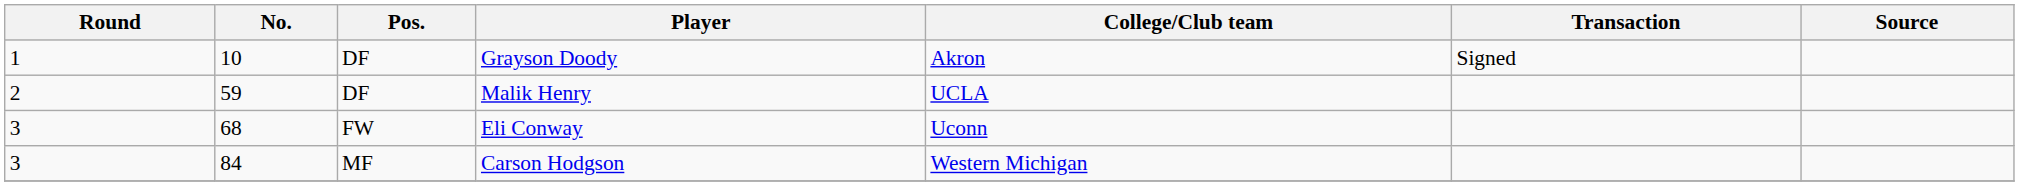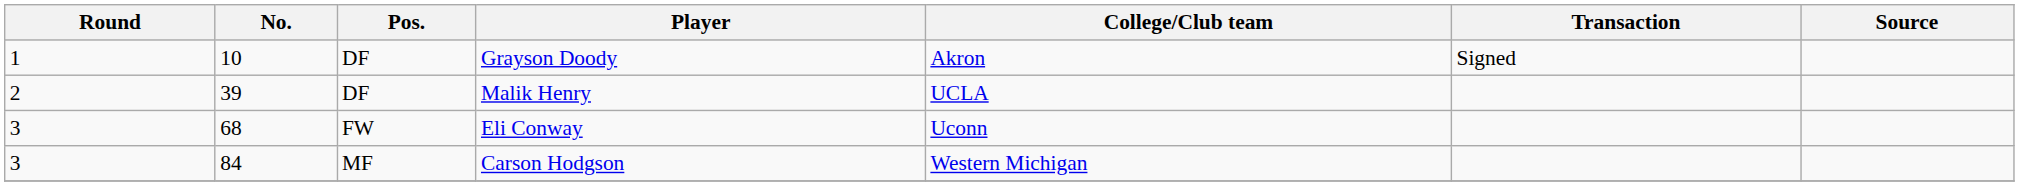(231, 93) 59 -> (231, 93) 39
